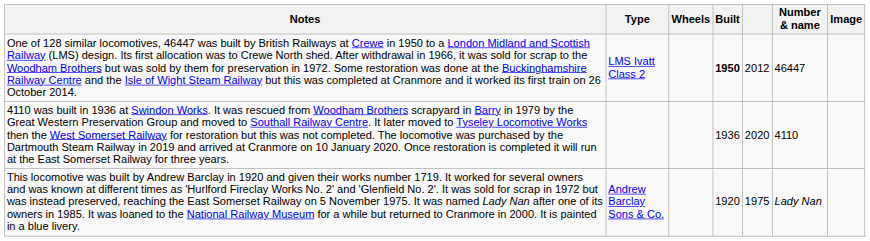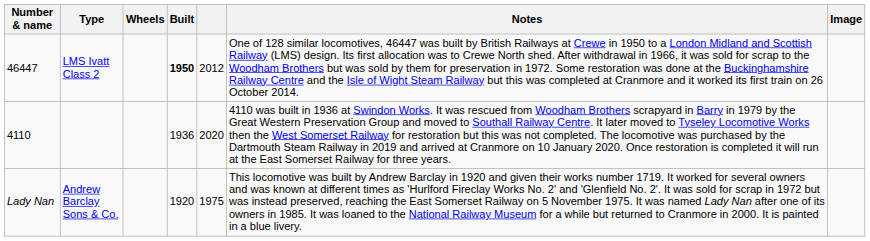columns swapped: (800, 19) <-> (305, 19)
